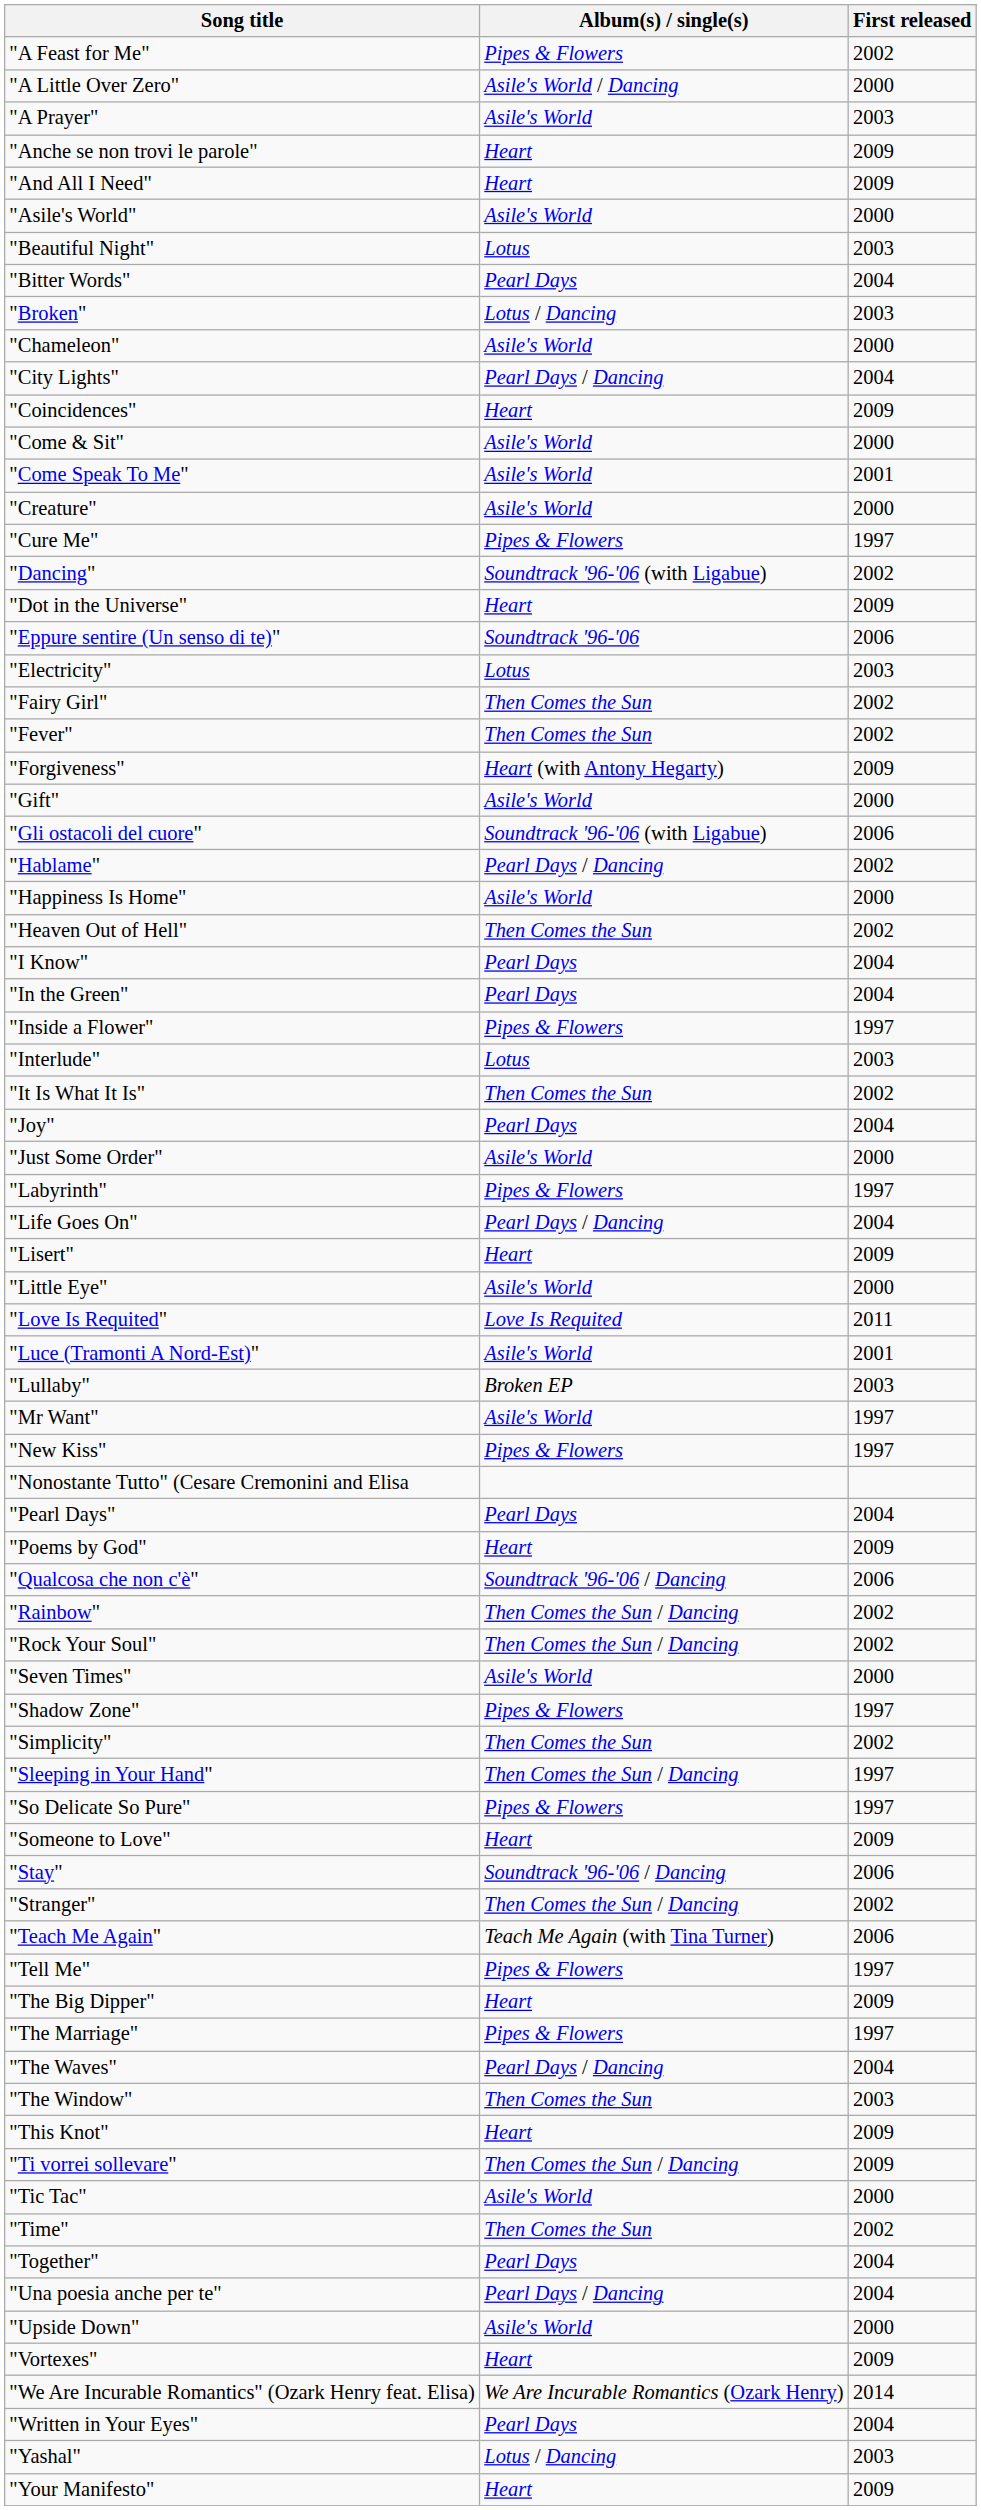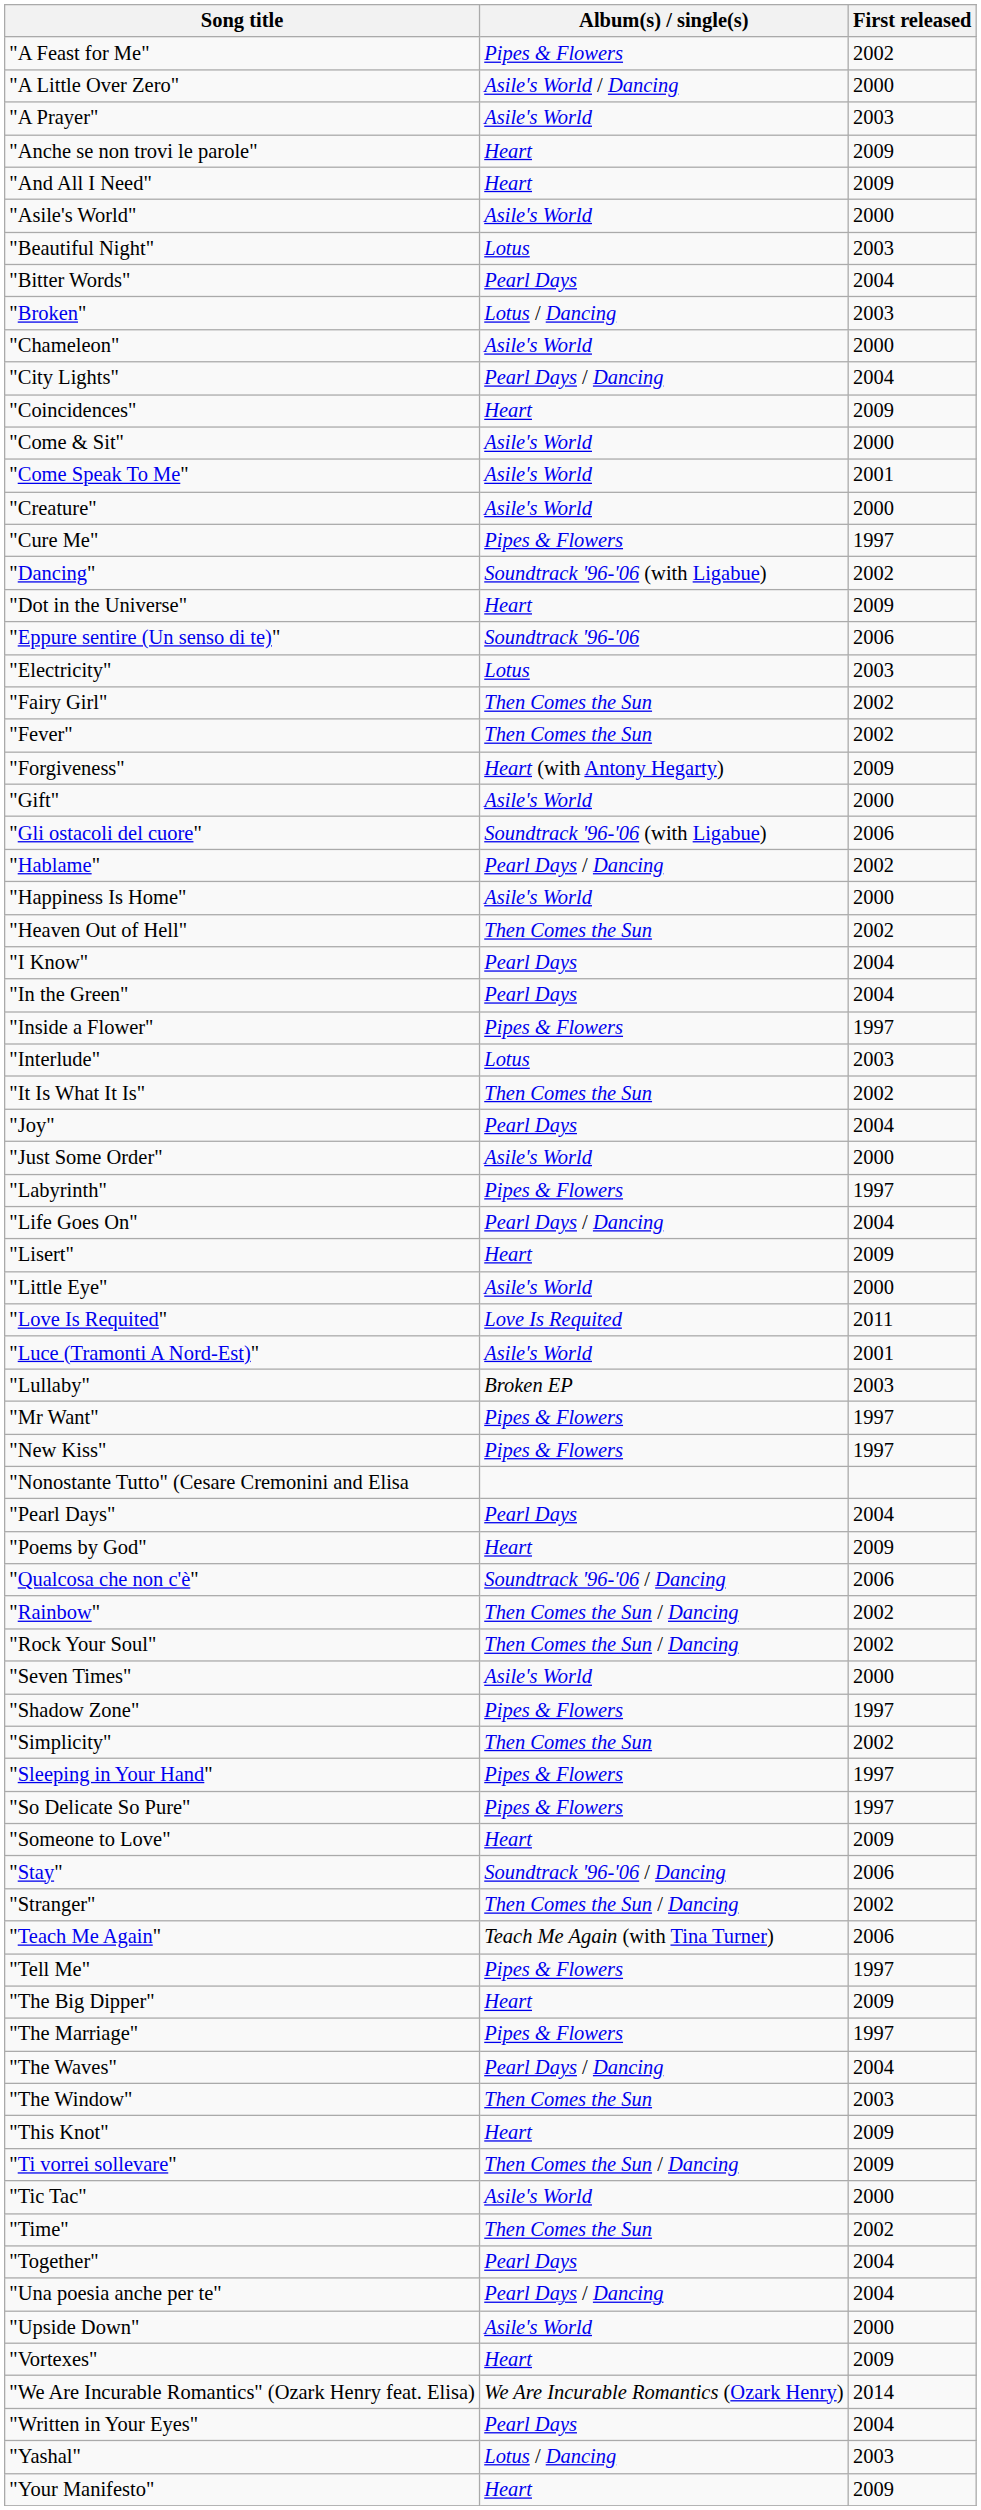(538, 1417) Asile's World -> (554, 1417) Pipes & Flowers
(611, 1774) Then Comes the Sun / Dancing -> (554, 1774) Pipes & Flowers
